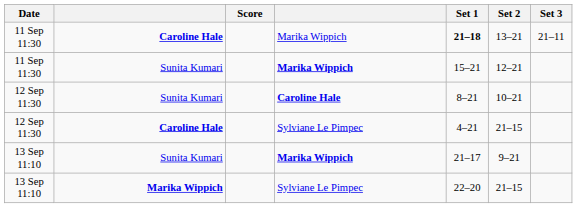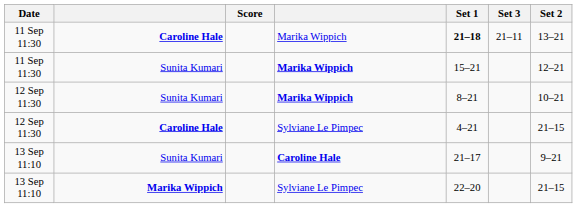columns swapped: (509, 13) <-> (551, 13)
(309, 97) Caroline Hale -> (315, 97) Marika Wippich
(315, 158) Marika Wippich -> (309, 158) Caroline Hale
